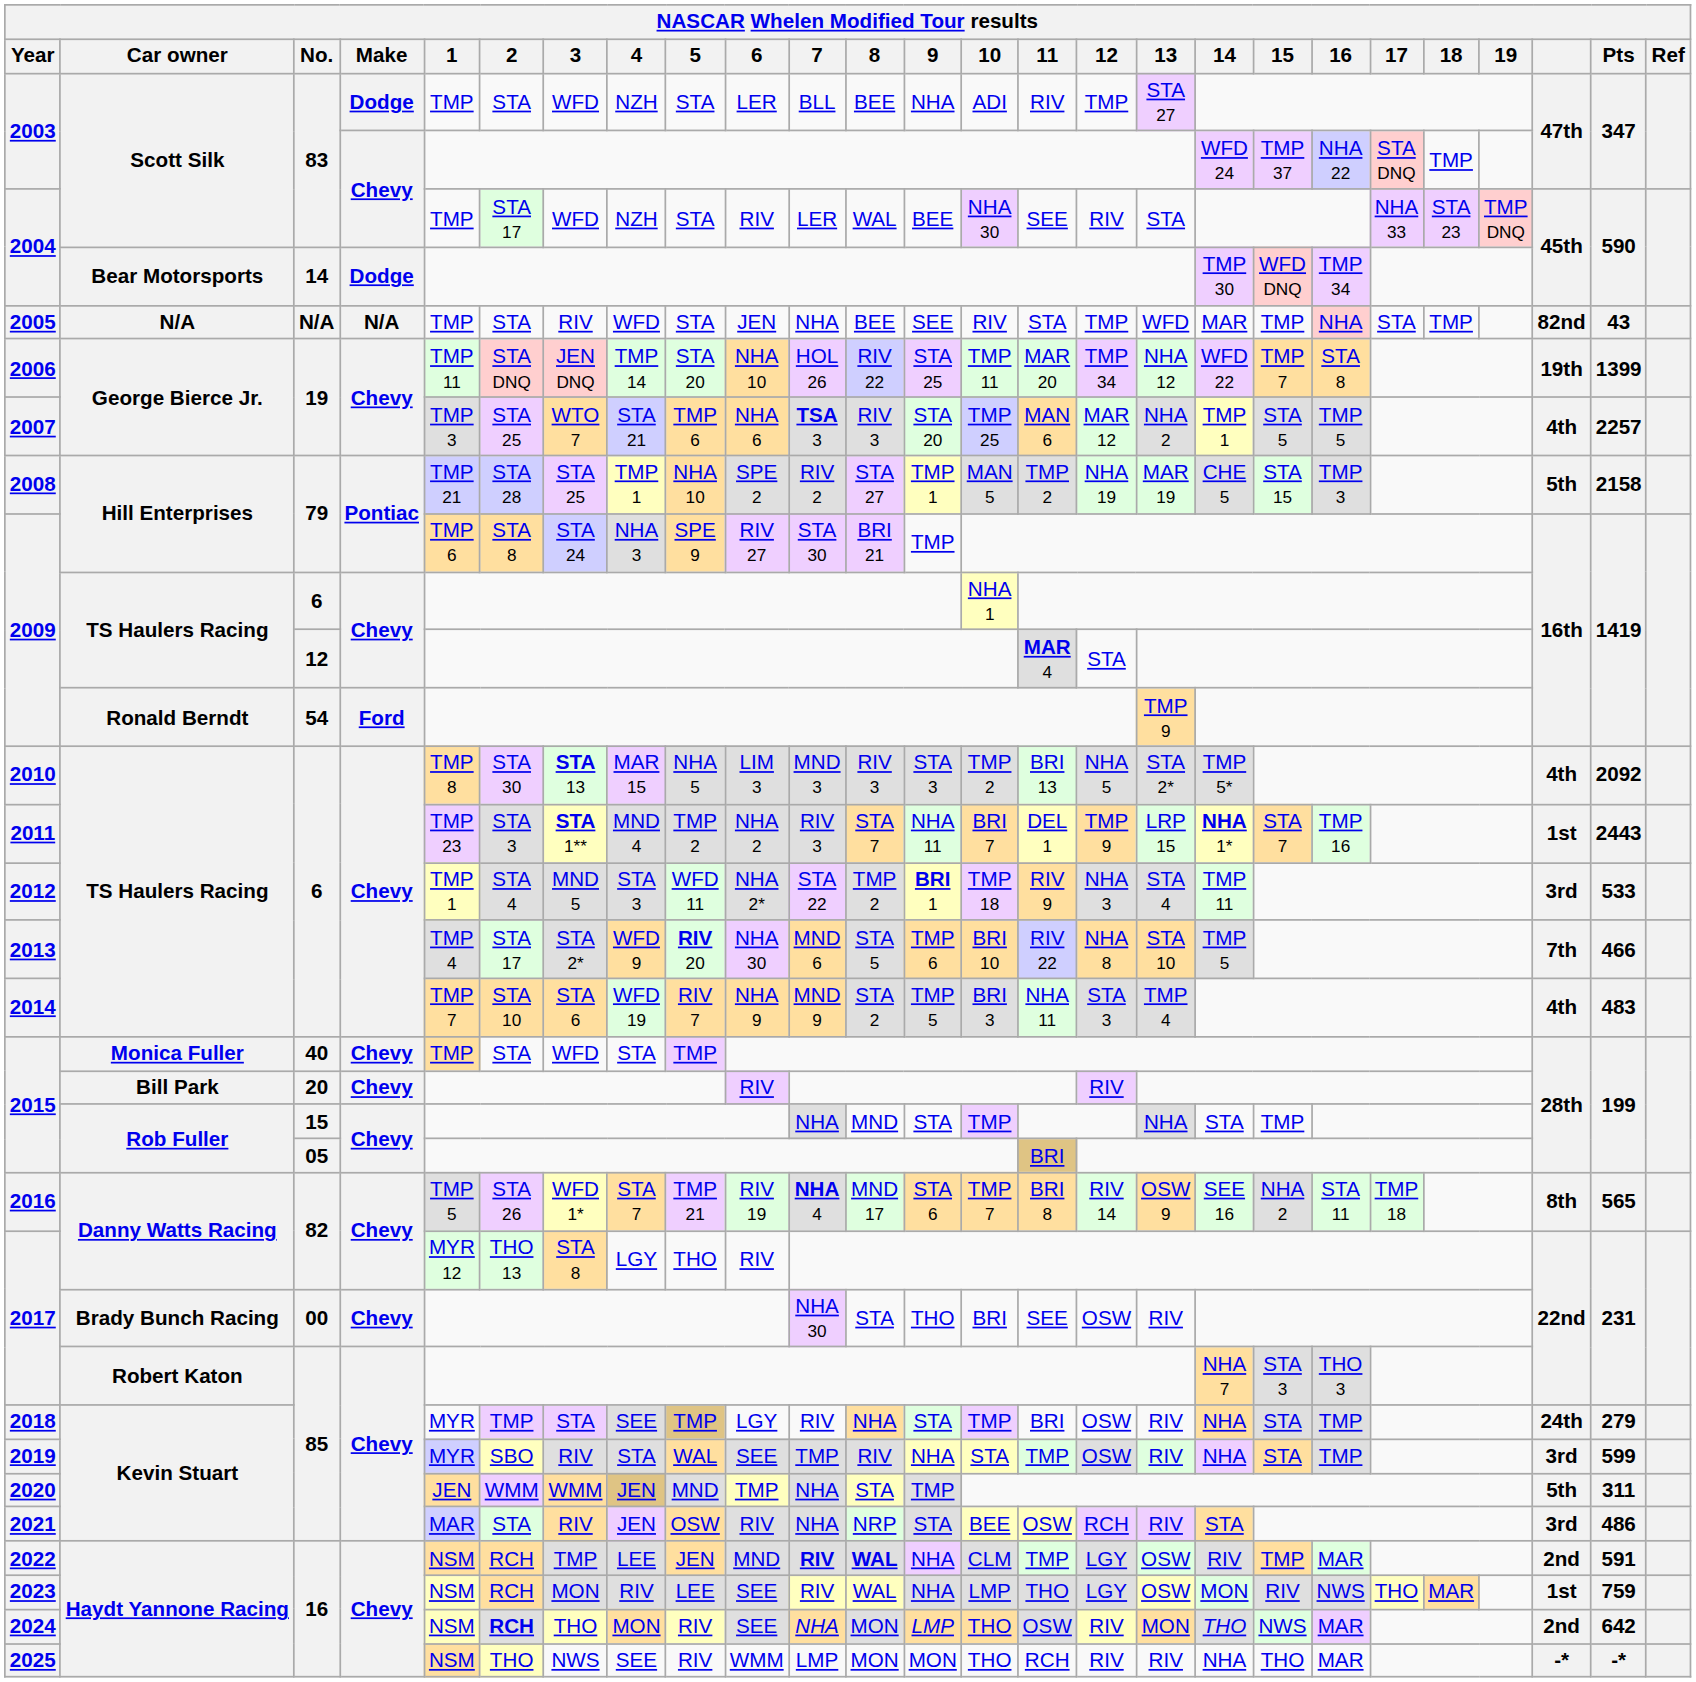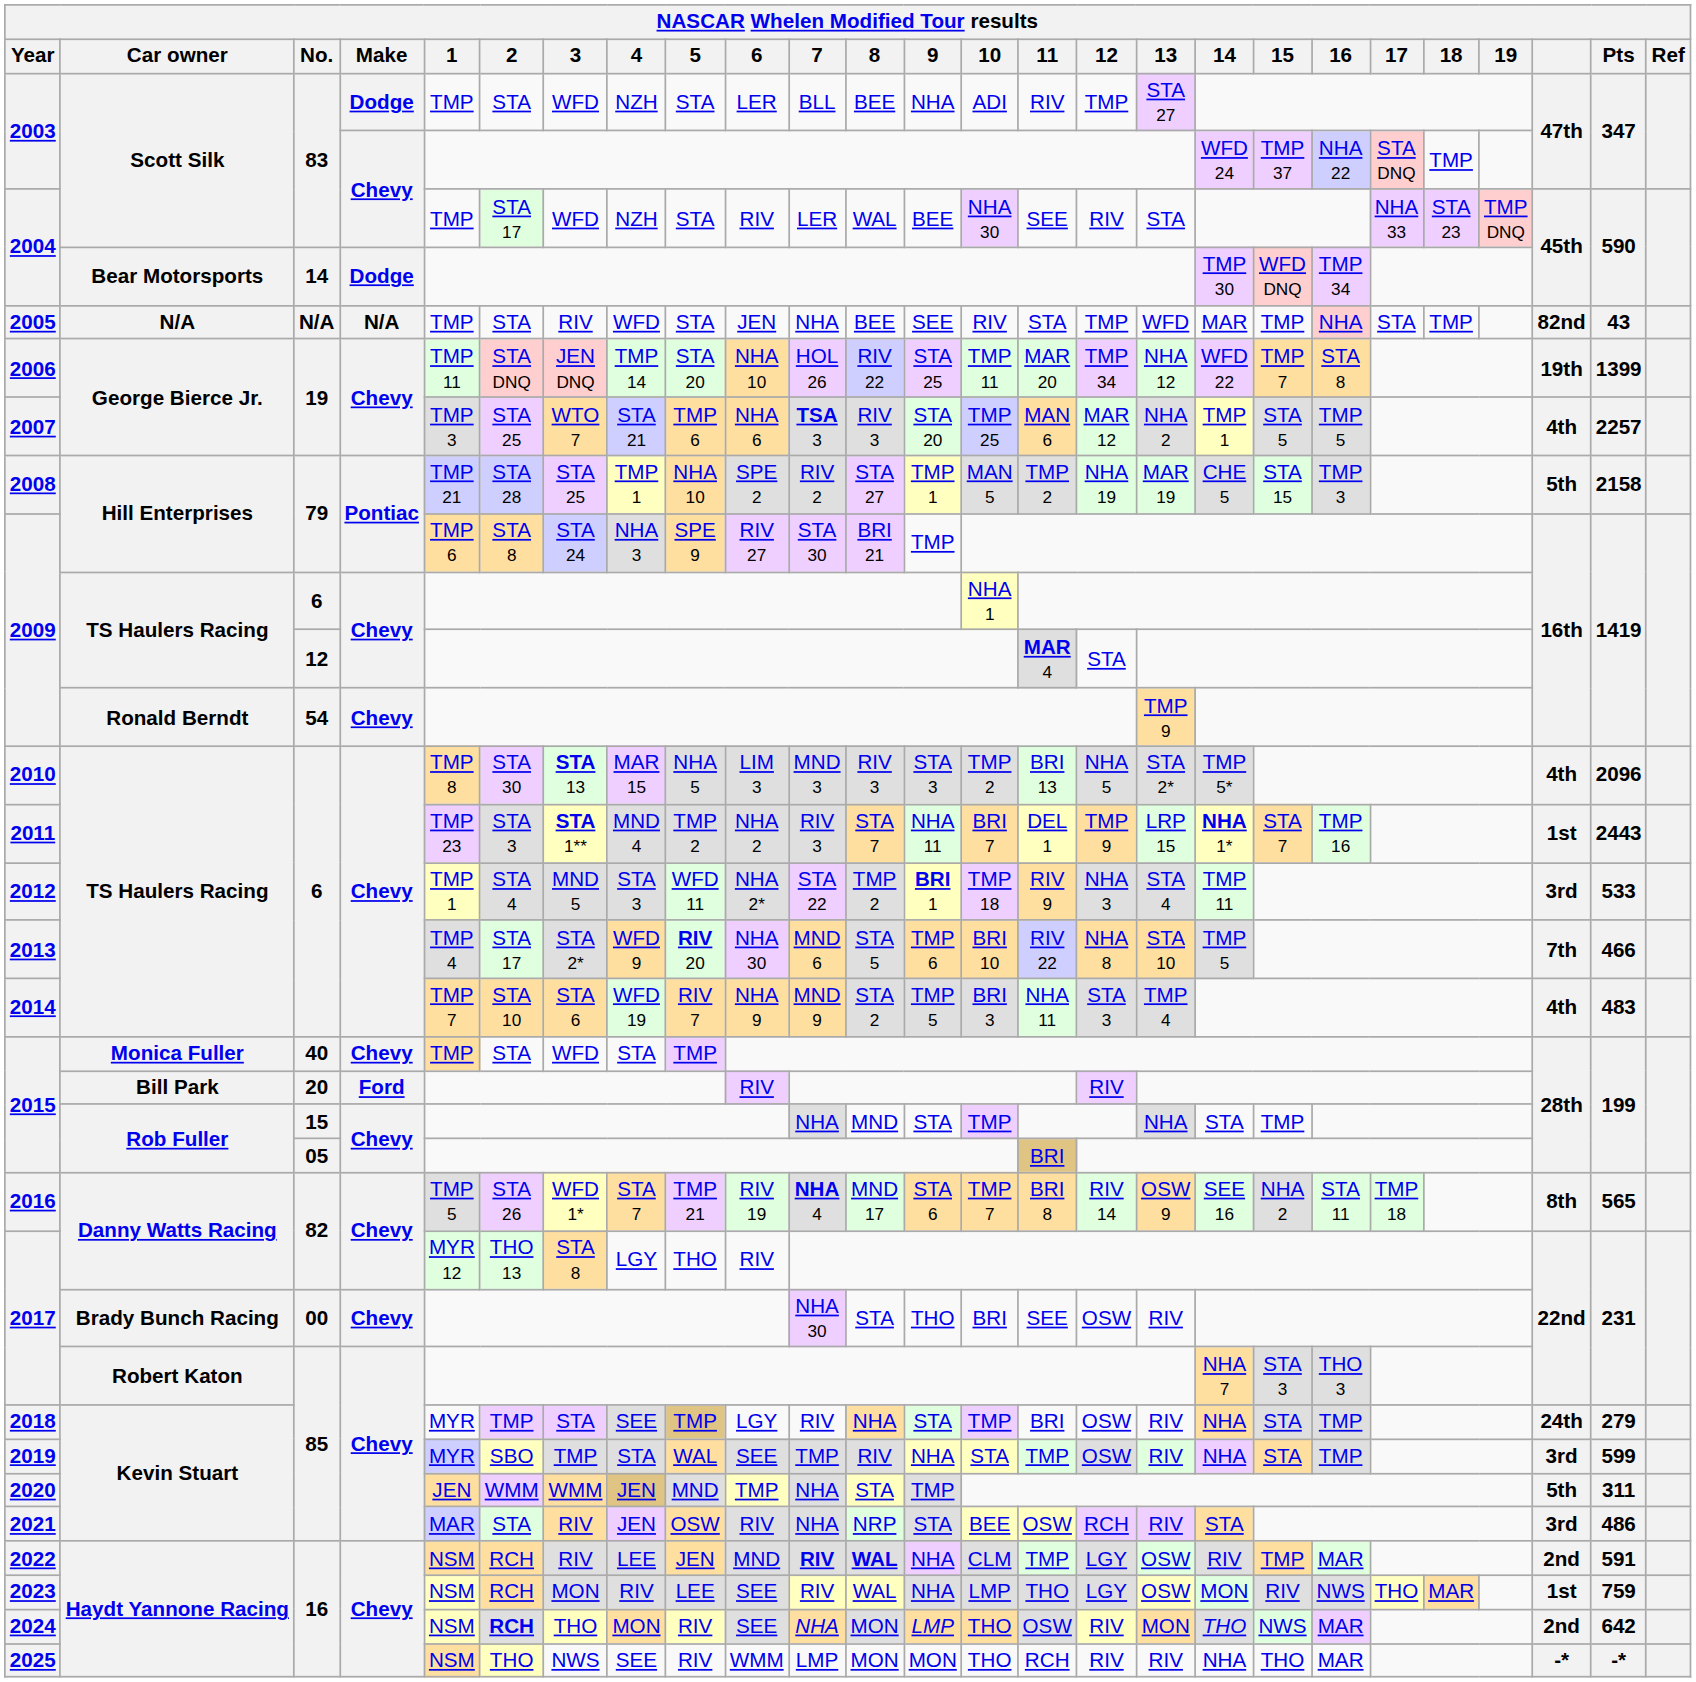(382, 717) Ford -> (382, 717) Chevy
(1619, 775) 2092 -> (1619, 775) 2096
(382, 1088) Chevy -> (382, 1088) Ford
(576, 1456) RIV -> (575, 1456) TMP
(575, 1558) TMP -> (576, 1558) RIV
